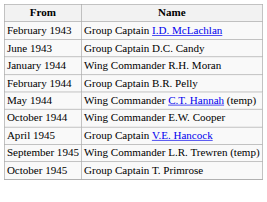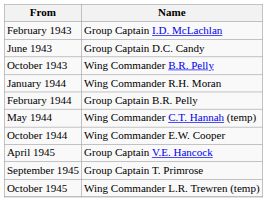+ row: (37, 65)
(172, 153) Wing Commander L.R. Trewren (temp) -> (144, 170) Group Captain T. Primrose
(144, 170) Group Captain T. Primrose -> (172, 188) Wing Commander L.R. Trewren (temp)
